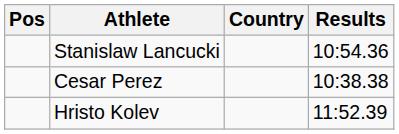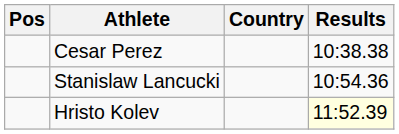rows swapped: (108, 81) <-> (137, 50)
(350, 112) no background -> (350, 112) lightyellow background
